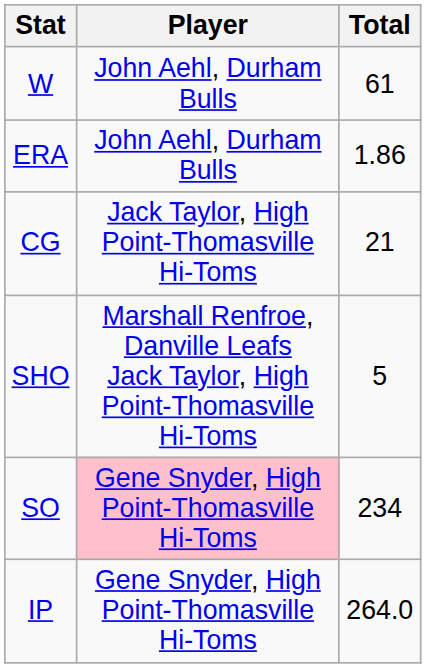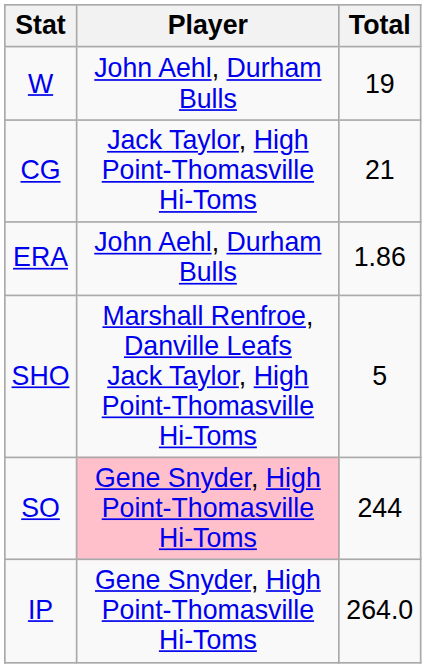(380, 83) 61 -> (380, 83) 19
rows swapped: (41, 155) <-> (41, 242)
(380, 508) 234 -> (380, 508) 244
